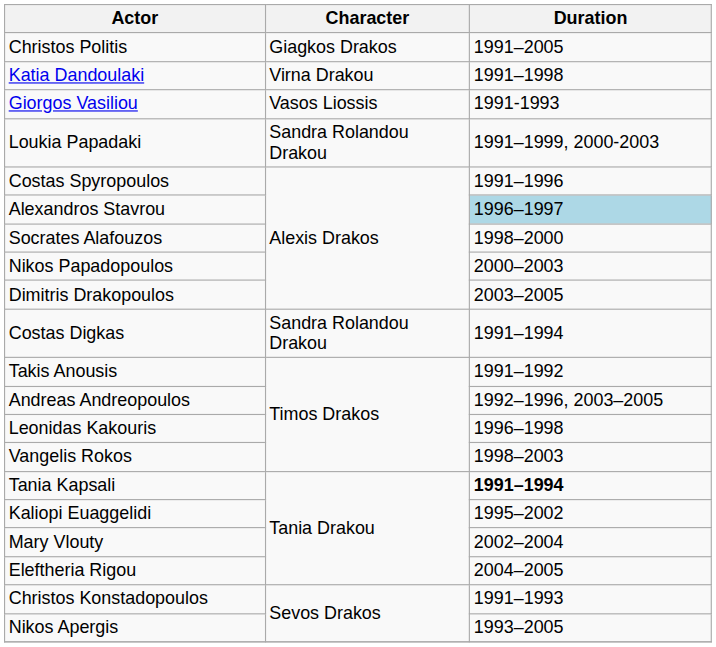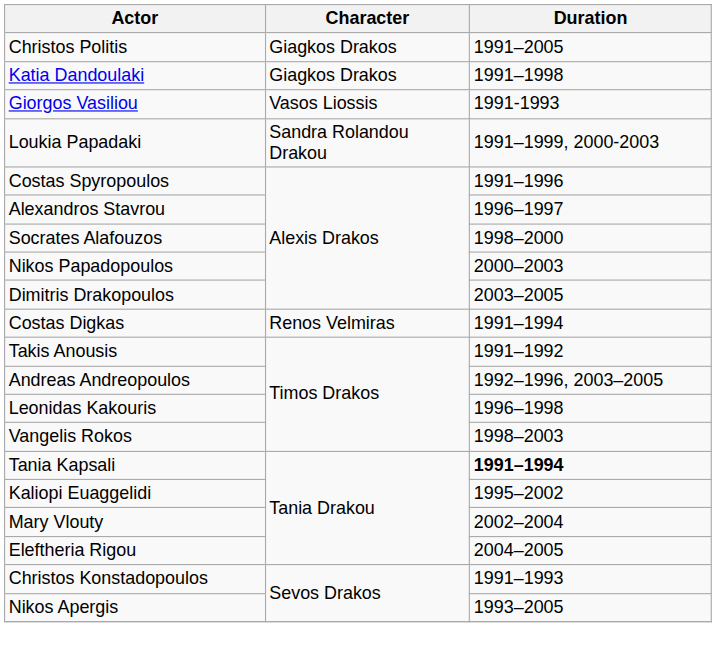(321, 75) Virna Drakou -> (333, 75) Giagkos Drakos
(519, 209) lightblue background -> (519, 209) no background
(339, 333) Sandra Rolandou Drakou -> (332, 323) Renos Velmiras
